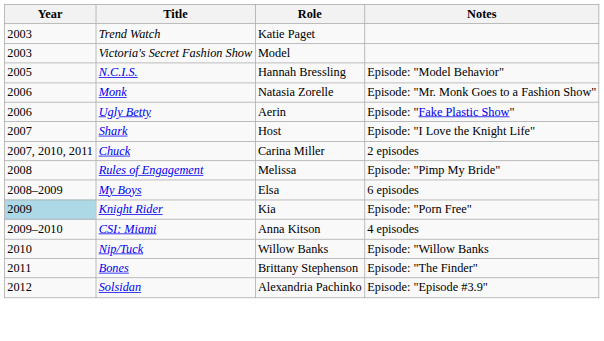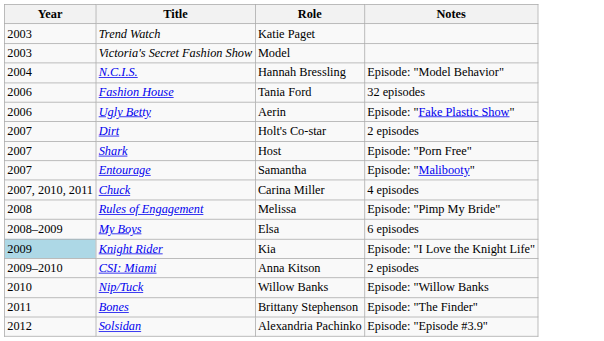(20, 72) 2005 -> (20, 72) 2004
- row: (113, 92)
+ row: (136, 92)
+ row: (109, 131)
(451, 131) Episode: "I Love the Knight Life" -> (419, 151) Episode: "Porn Free"
+ row: (125, 170)
(393, 151) 2 episodes -> (393, 190) 4 episodes
(419, 209) Episode: "Porn Free" -> (451, 248) Episode: "I Love the Knight Life"
(393, 229) 4 episodes -> (393, 268) 2 episodes
